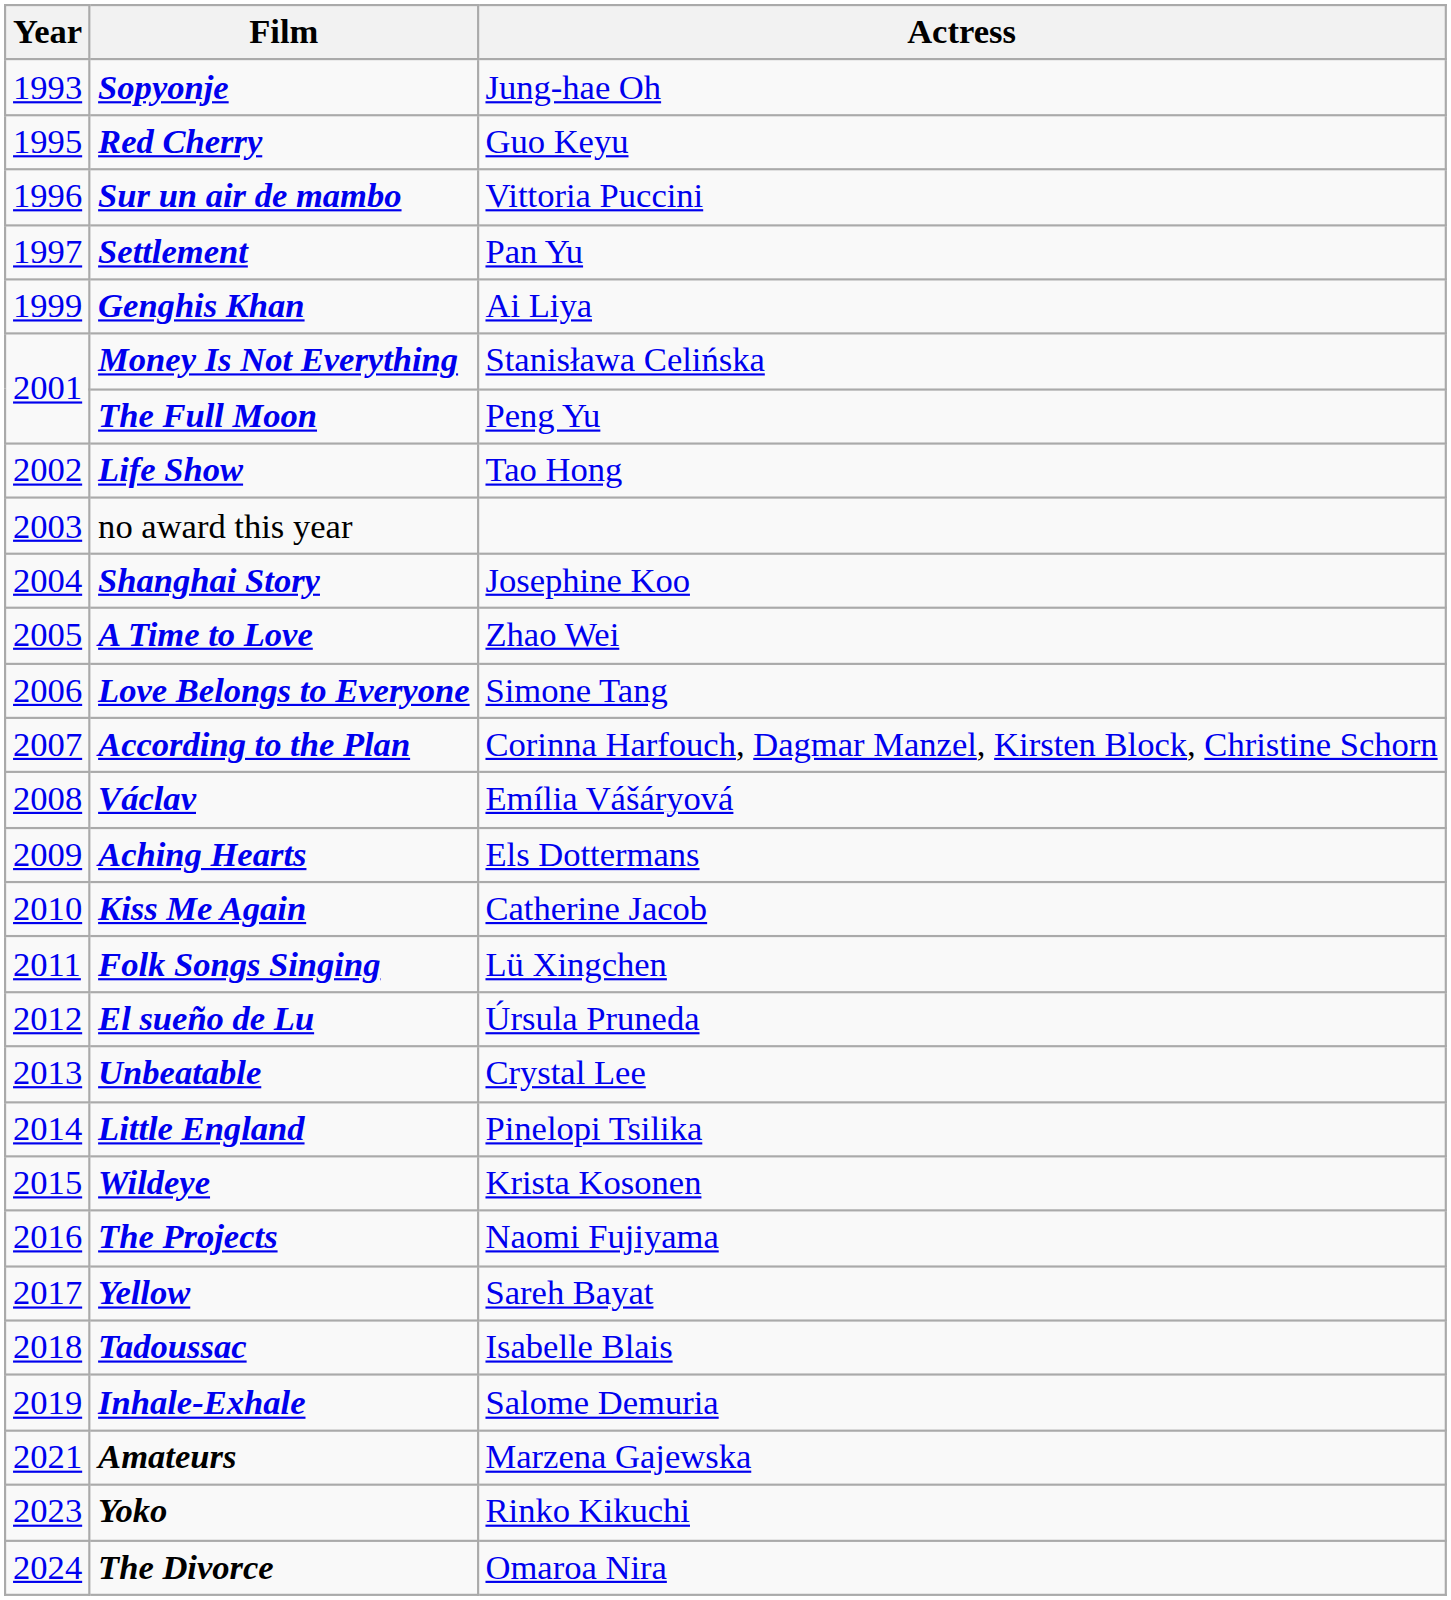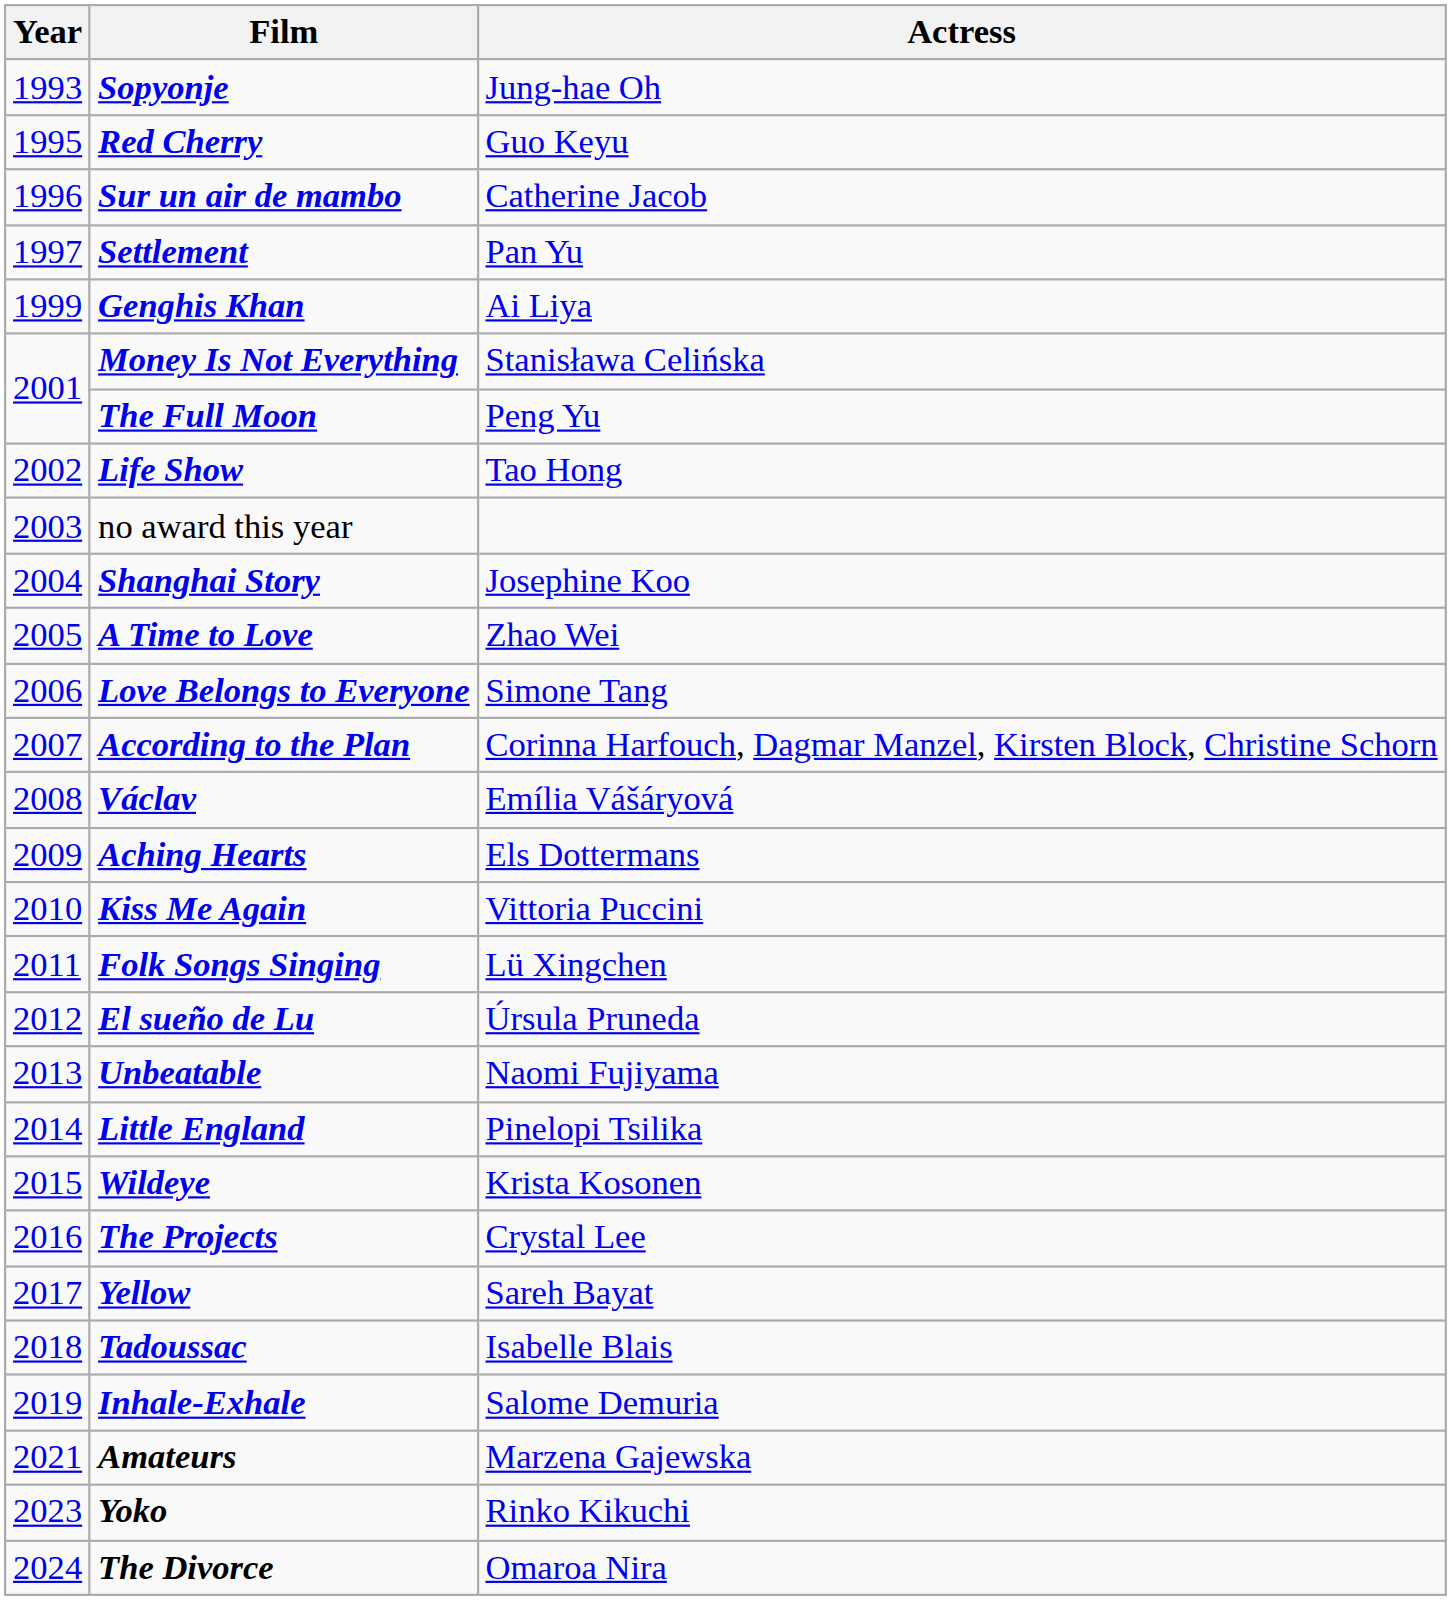(594, 196) Vittoria Puccini -> (596, 196) Catherine Jacob
(596, 908) Catherine Jacob -> (594, 908) Vittoria Puccini
(566, 1073) Crystal Lee -> (602, 1073) Naomi Fujiyama
(602, 1237) Naomi Fujiyama -> (566, 1237) Crystal Lee
